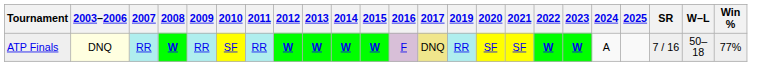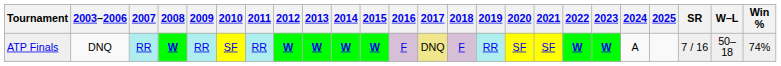+ column: (462, 18)
(100, 47) lightyellow background -> (100, 47) no background
(731, 47) 77% -> (759, 47) 74%
